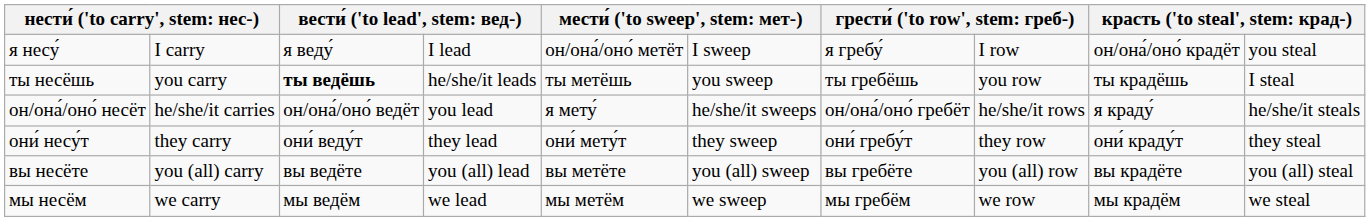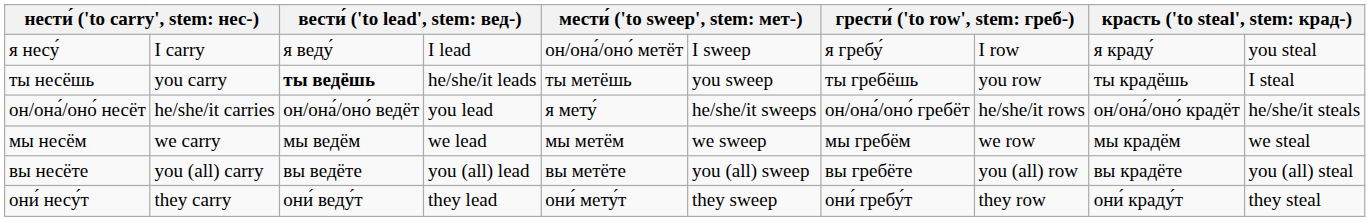(1167, 49) он/она́/оно́ крадёт -> (1124, 49) я краду́
(1124, 110) я краду́ -> (1167, 110) он/она́/оно́ крадёт
rows swapped: (48, 200) <-> (49, 140)
